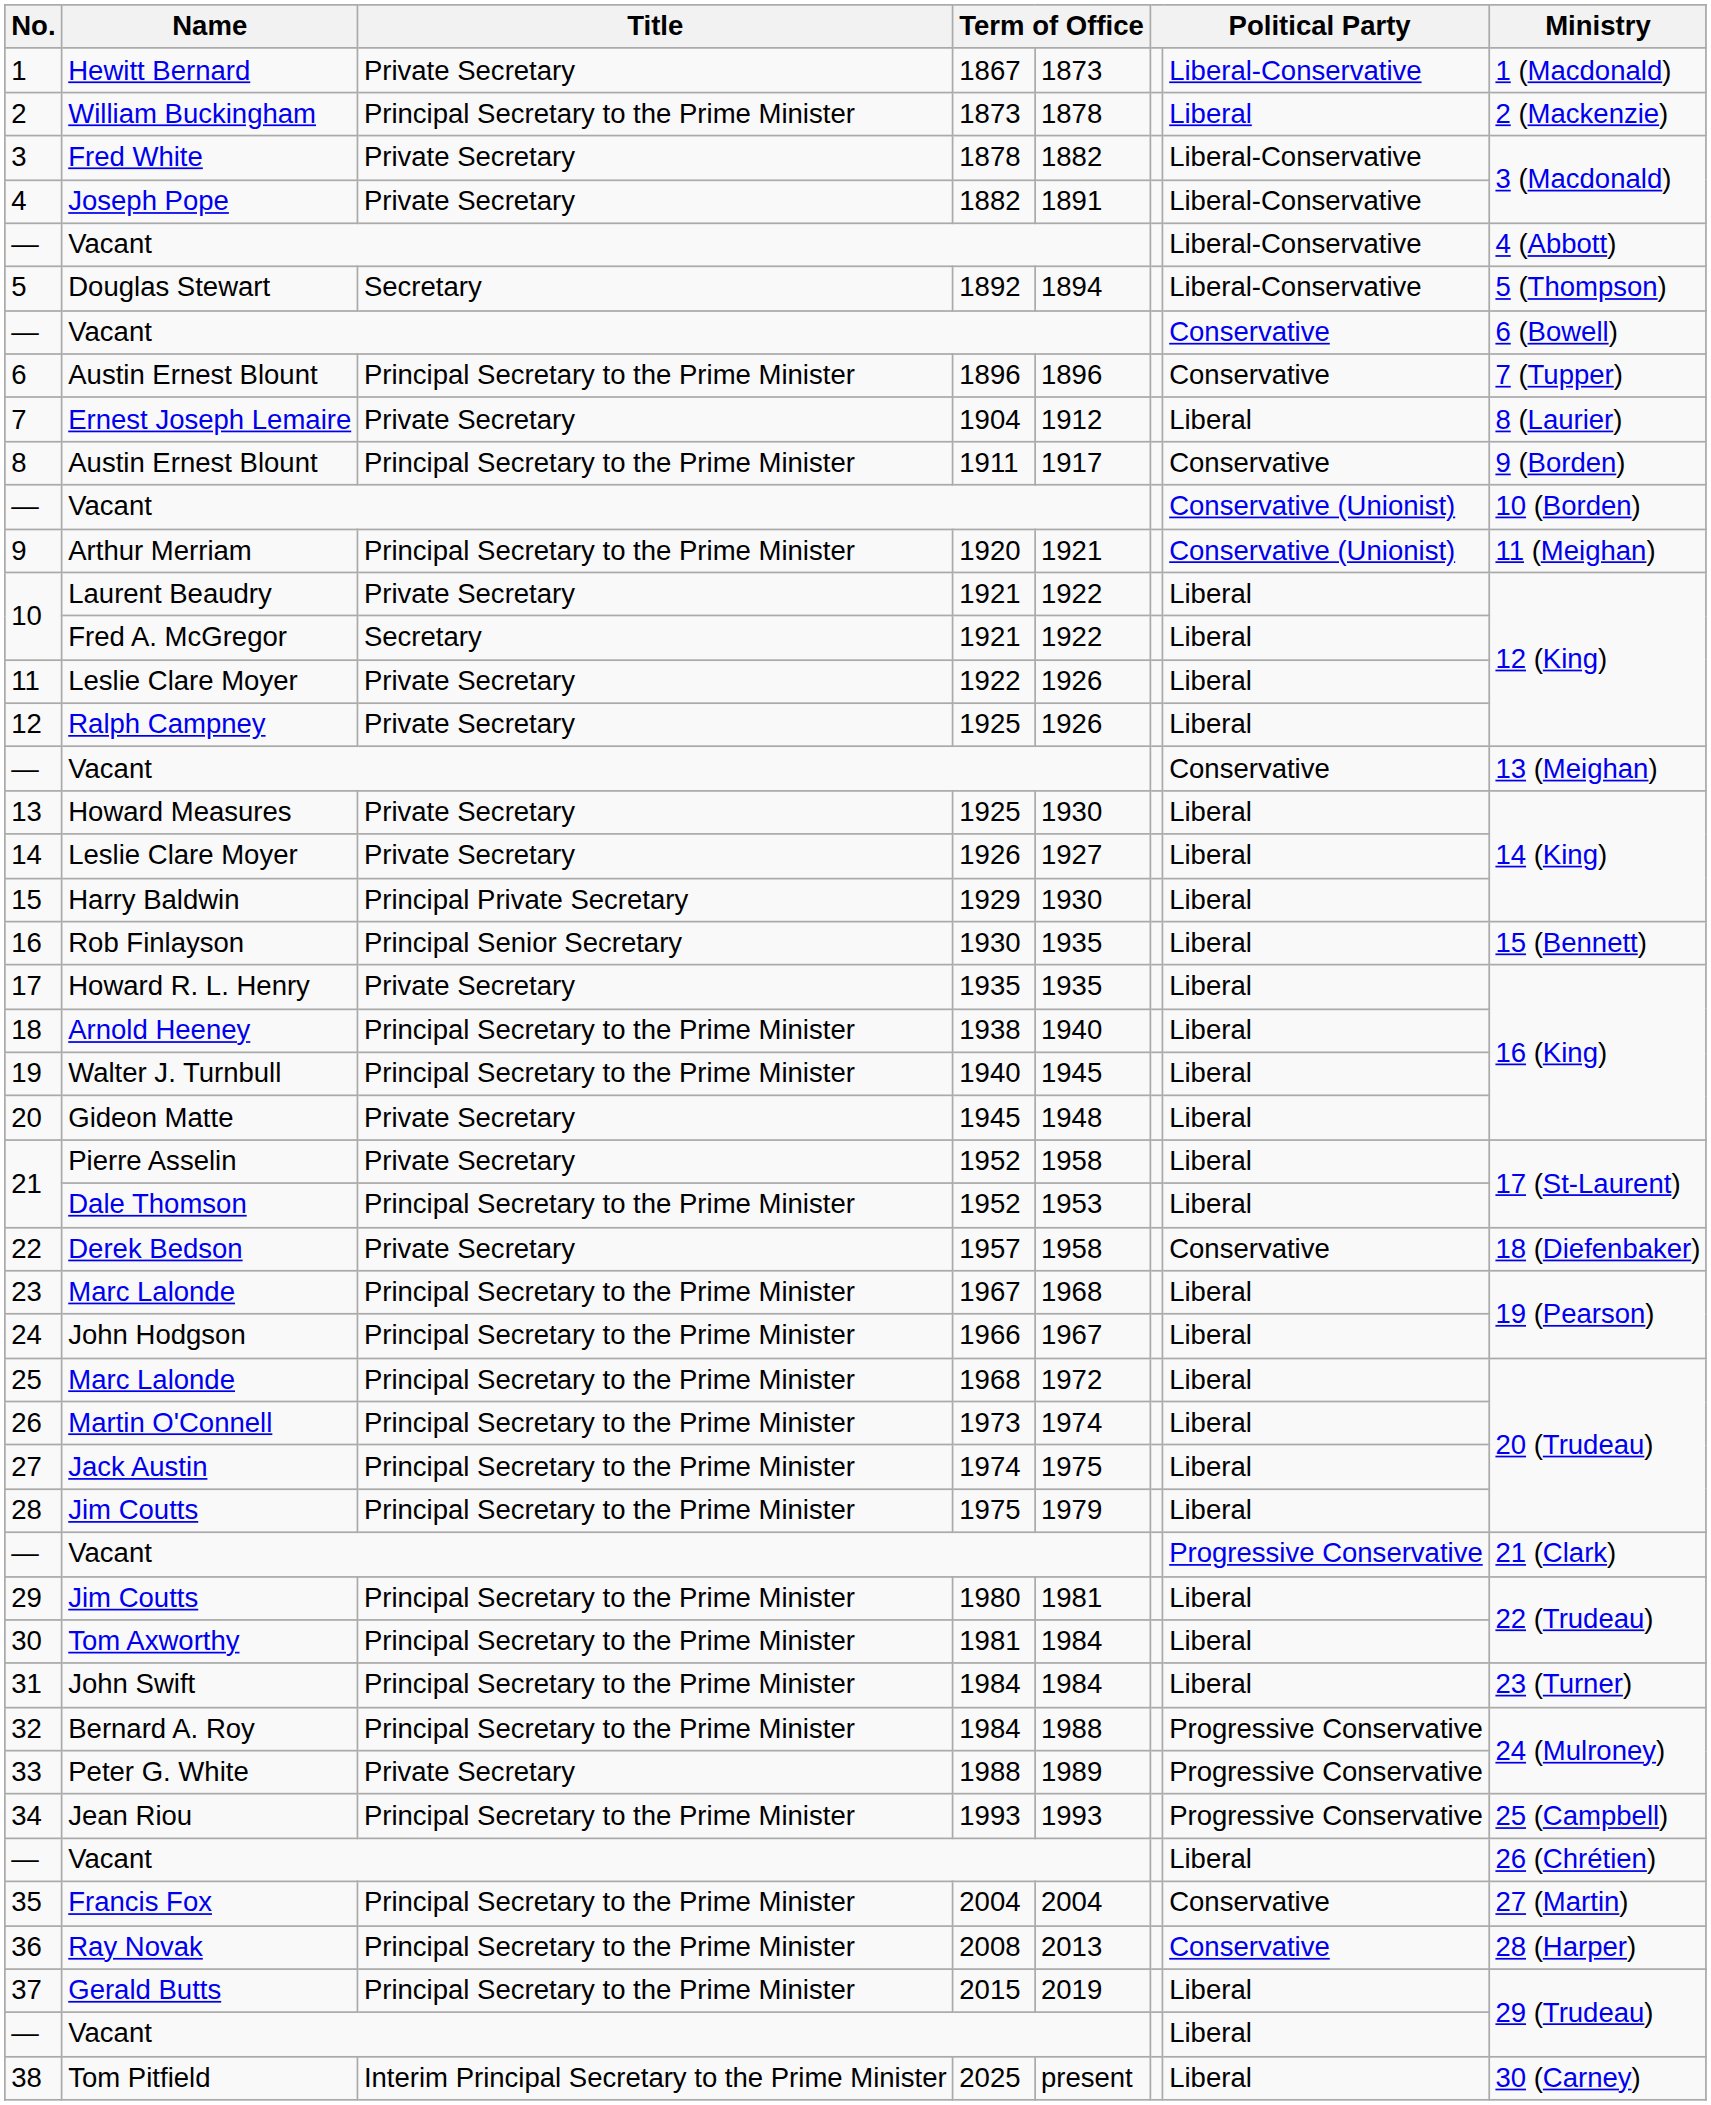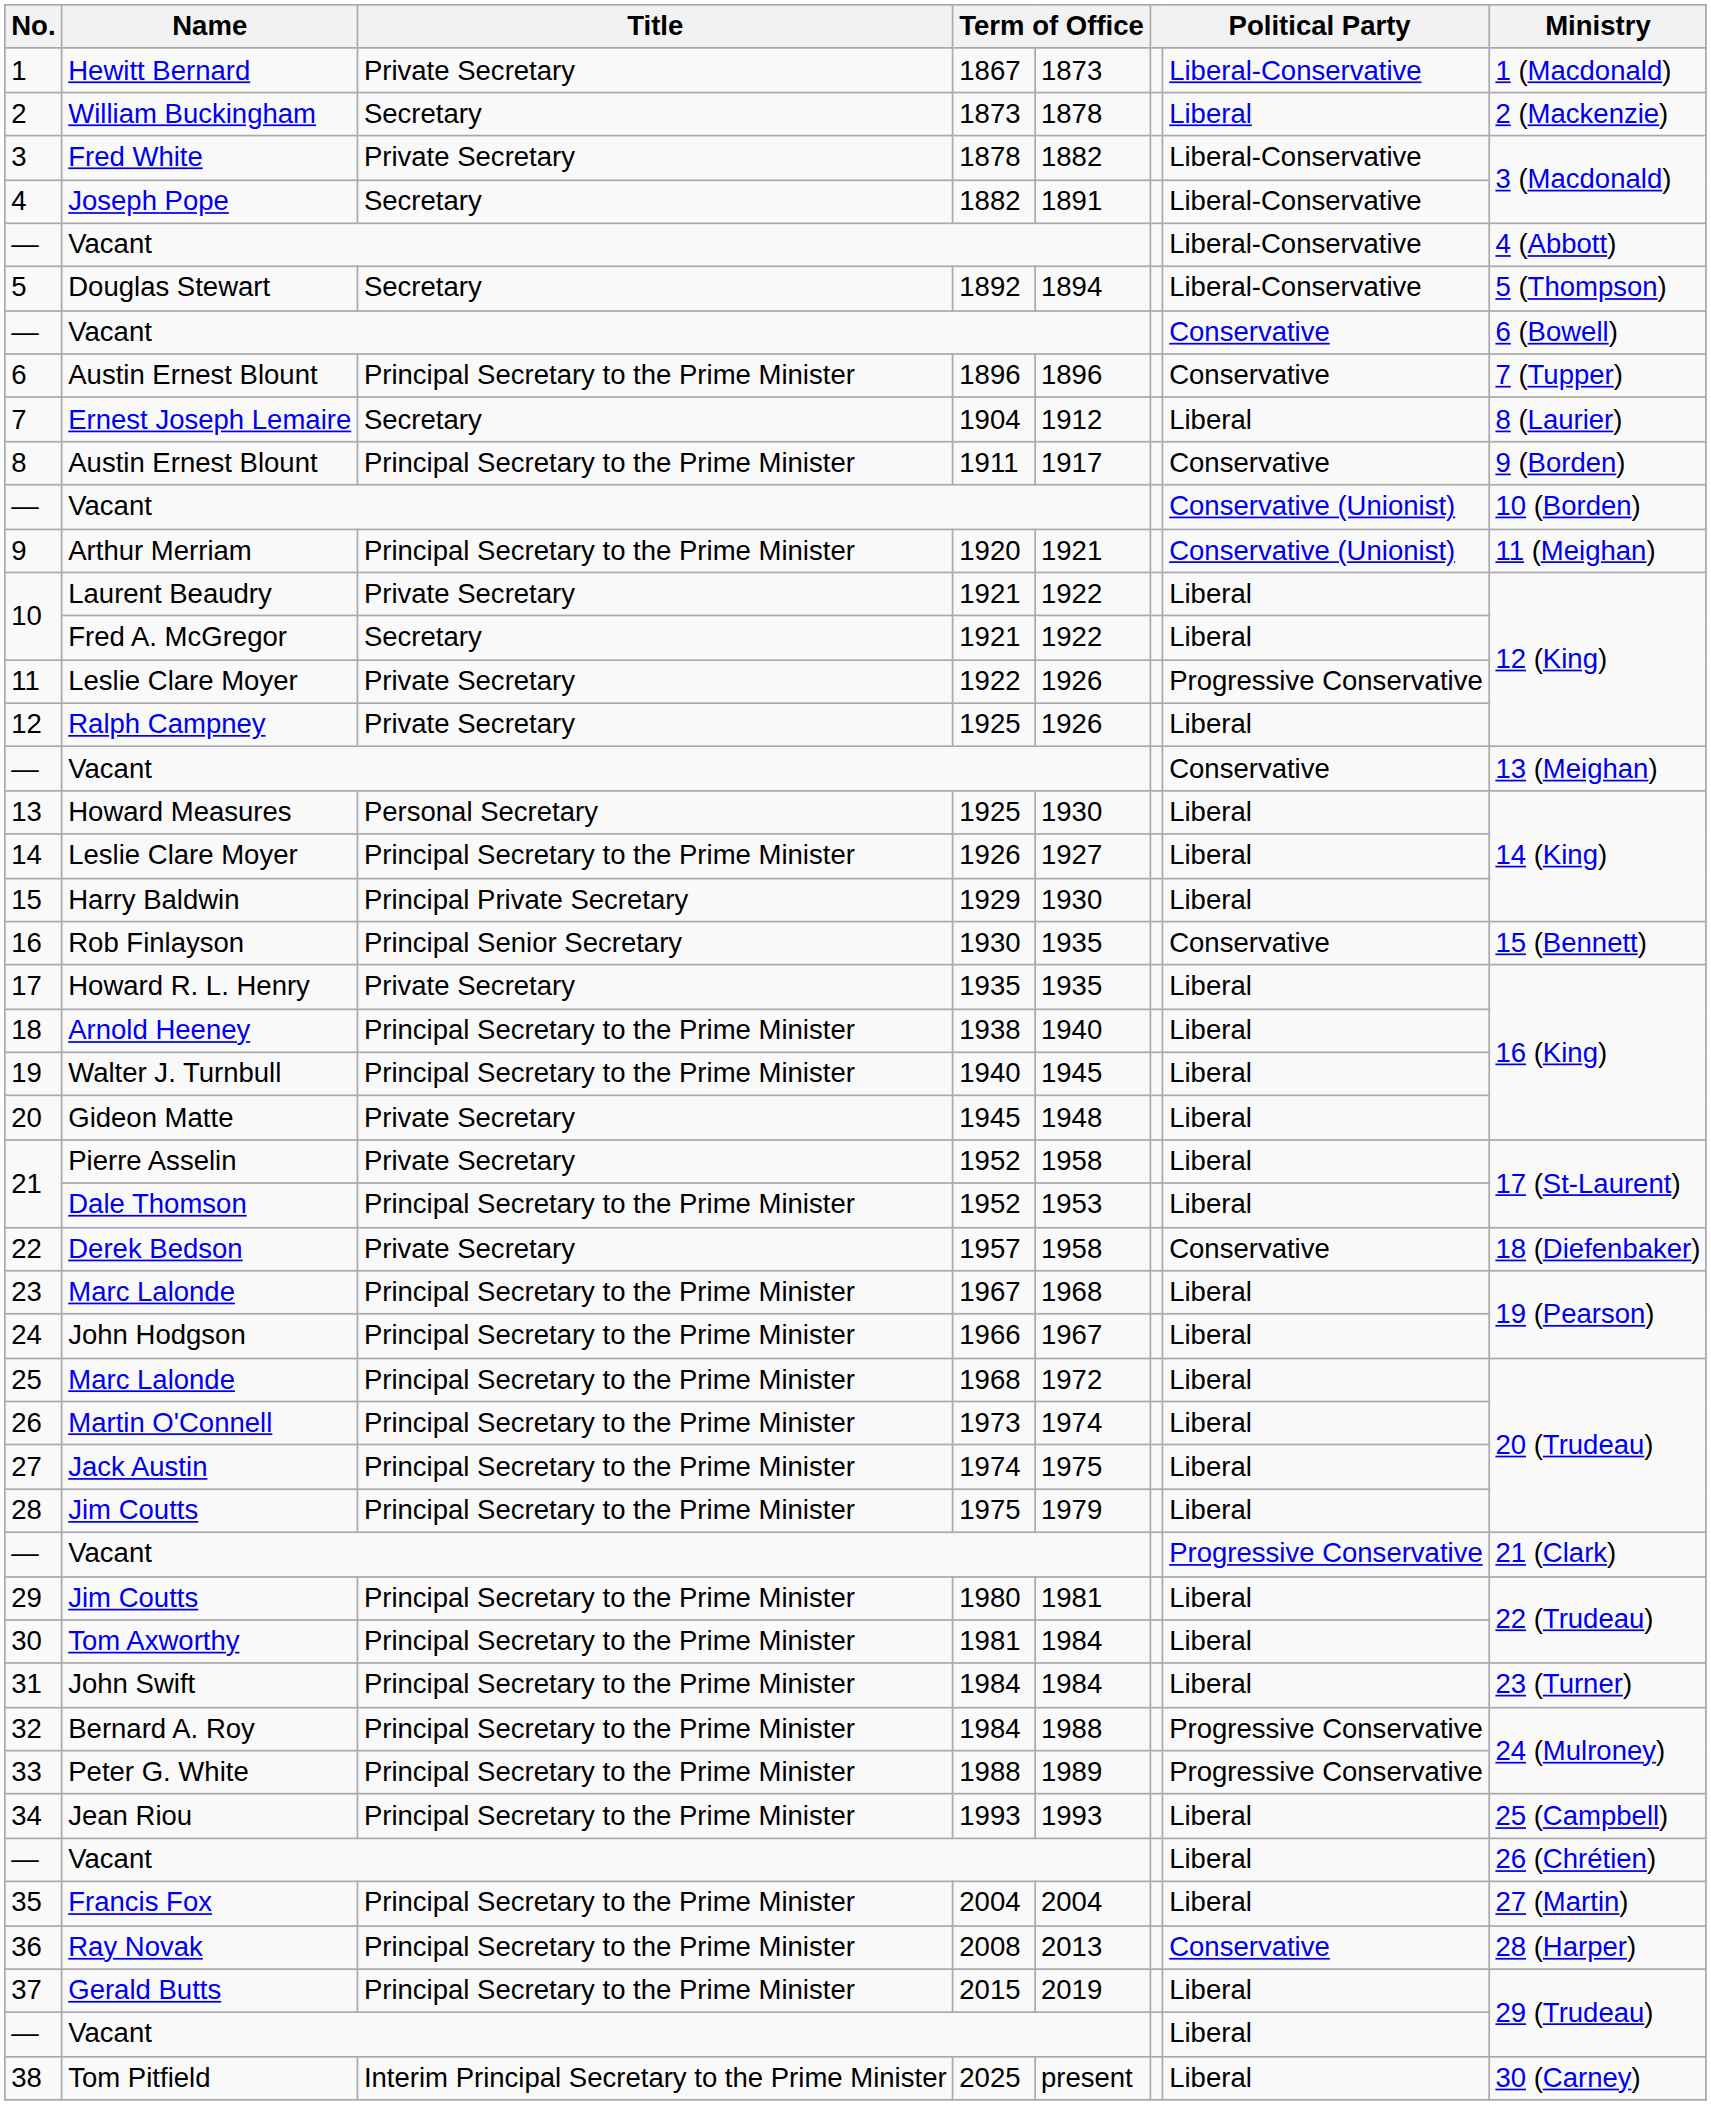(609, 113) Principal Secretary to the Prime Minister -> (423, 113) Secretary
(469, 200) Private Secretary -> (423, 200) Secretary
(469, 419) Private Secretary -> (423, 419) Secretary
(1210, 680) Liberal -> (1326, 680) Progressive Conservative
(469, 811) Private Secretary -> (481, 811) Personal Secretary
(469, 855) Private Secretary -> (609, 855) Principal Secretary to the Prime Minister
(1210, 942) Liberal -> (1249, 942) Conservative
(469, 1772) Private Secretary -> (609, 1772) Principal Secretary to the Prime Minister
(1326, 1815) Progressive Conservative -> (1210, 1815) Liberal
(1249, 1903) Conservative -> (1210, 1903) Liberal
